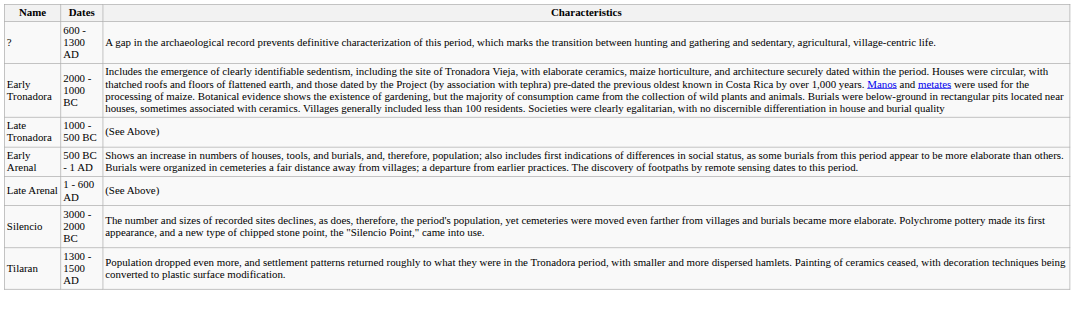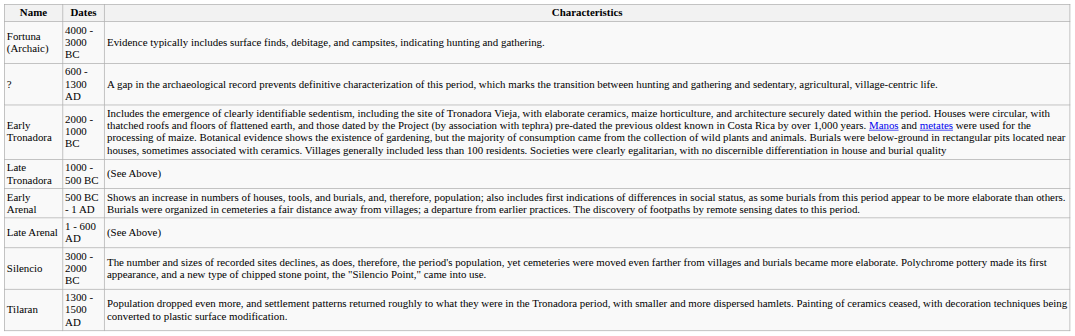+ row: (28, 42)
